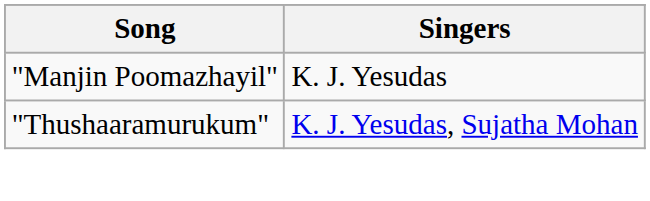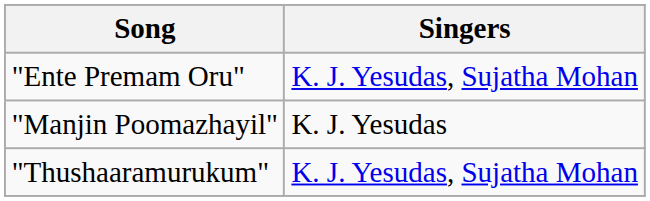+ row: (128, 76)
